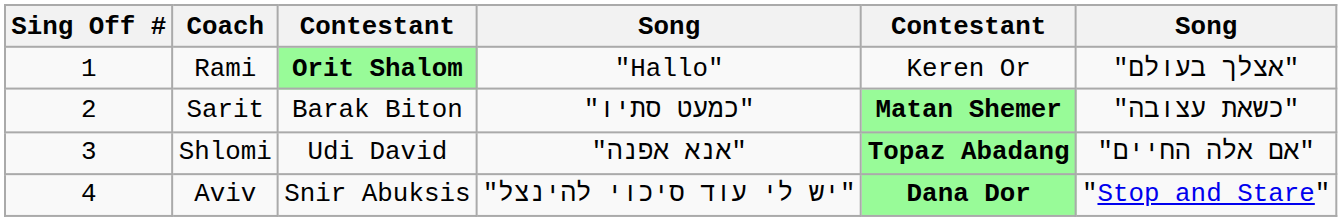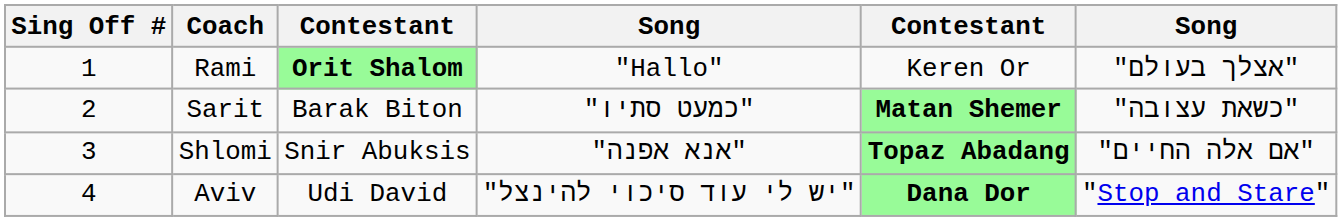(377, 153) Udi David -> (377, 153) Snir Abuksis
(377, 195) Snir Abuksis -> (377, 195) Udi David
